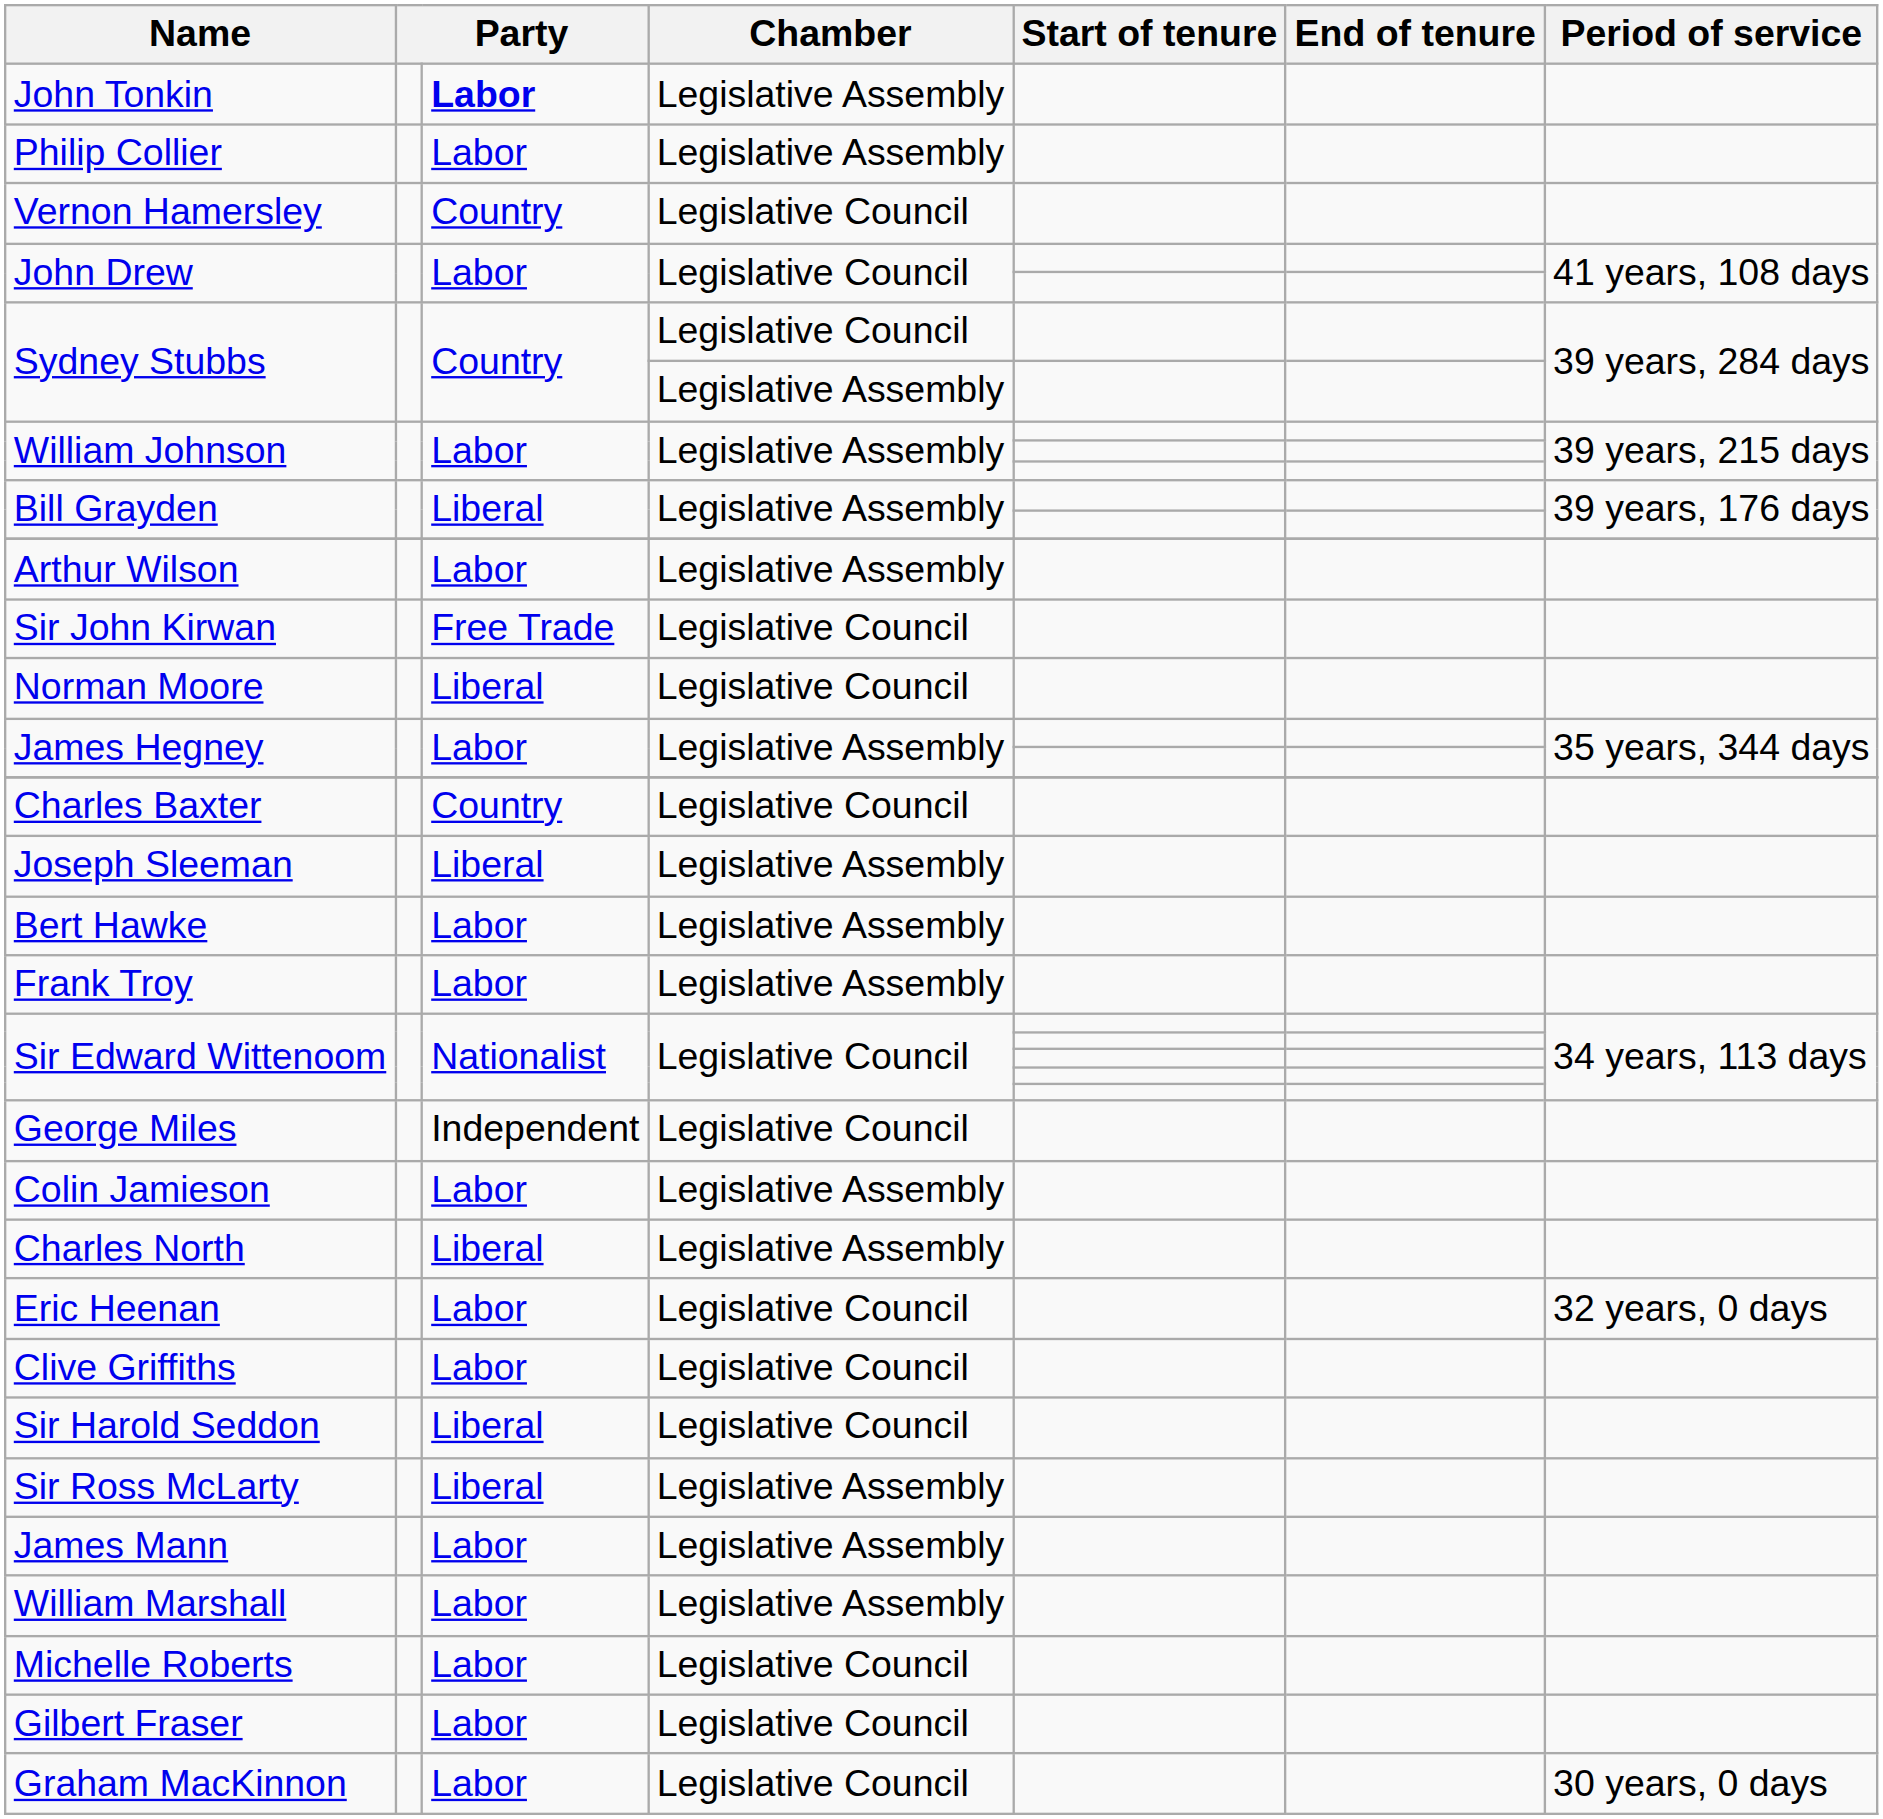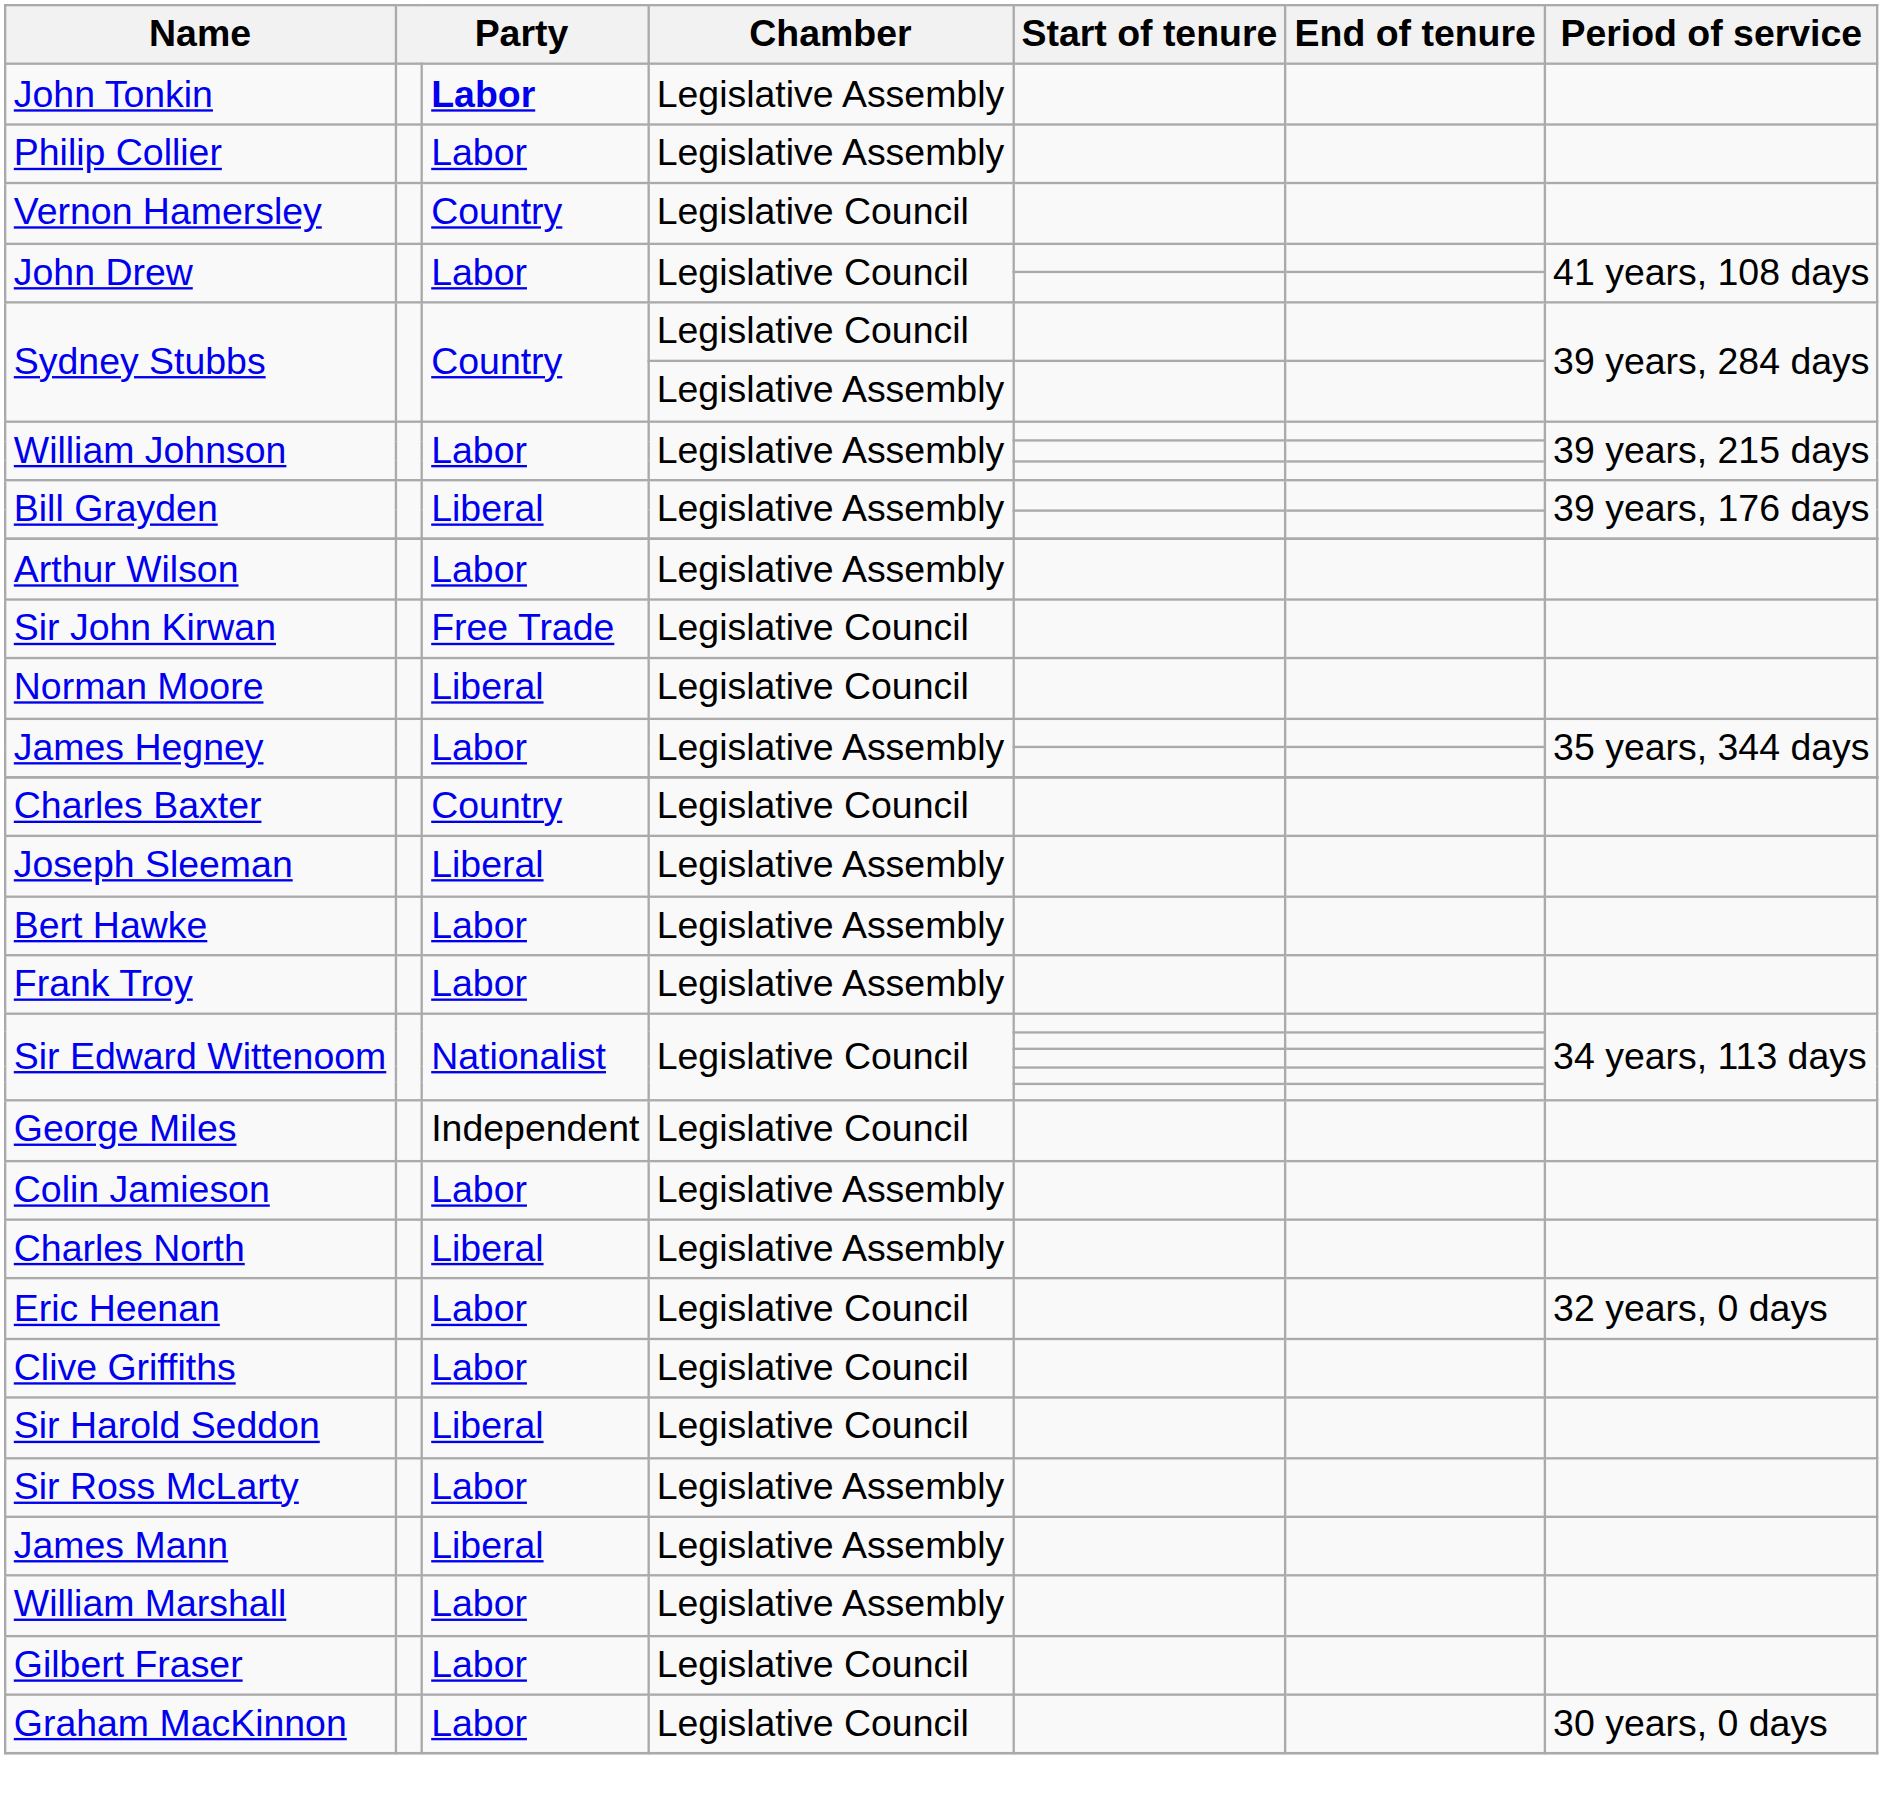(487, 1486) Liberal -> (479, 1486) Labor
(479, 1545) Labor -> (487, 1545) Liberal
- row: (153, 1664)
